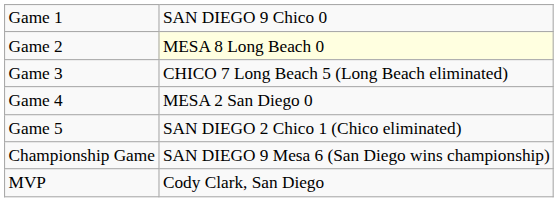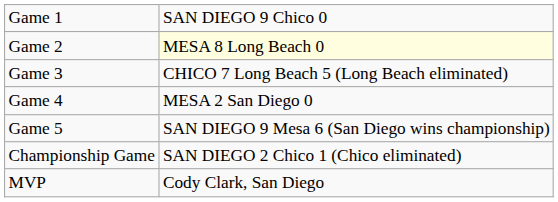(312, 127) SAN DIEGO 2 Chico 1 (Chico eliminated) -> (356, 127) SAN DIEGO 9 Mesa 6 (San Diego wins championship)
(356, 155) SAN DIEGO 9 Mesa 6 (San Diego wins championship) -> (312, 155) SAN DIEGO 2 Chico 1 (Chico eliminated)
